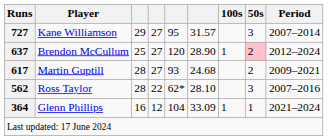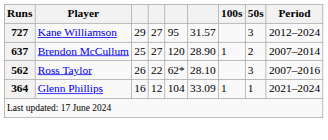(295, 33) 2007–2014 -> (295, 33) 2012–2024
(251, 51) pink background -> (251, 51) no background
(295, 51) 2012–2024 -> (295, 51) 2007–2014
- row: (71, 70)
(140, 89) 28 -> (140, 70) 26
